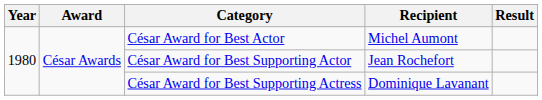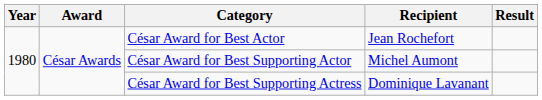(413, 38) Michel Aumont -> (411, 38) Jean Rochefort
(411, 60) Jean Rochefort -> (413, 60) Michel Aumont
